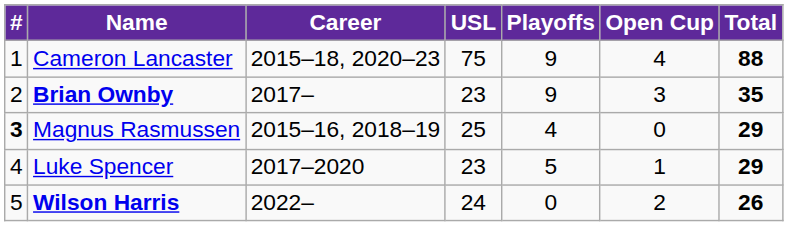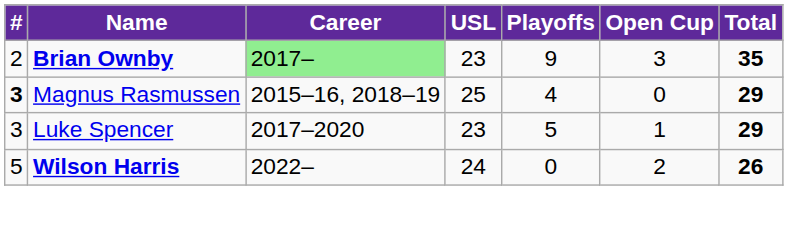- row: (133, 58)
(282, 94) no background -> (282, 58) lightgreen background
(16, 166) 4 -> (16, 130) 3
